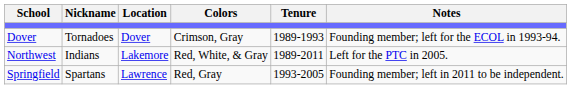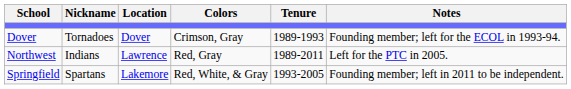(145, 56) Lakemore -> (144, 56) Lawrence
(221, 56) Red, White, & Gray -> (198, 56) Red, Gray
(144, 74) Lawrence -> (145, 74) Lakemore
(198, 74) Red, Gray -> (221, 74) Red, White, & Gray
